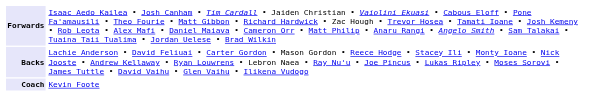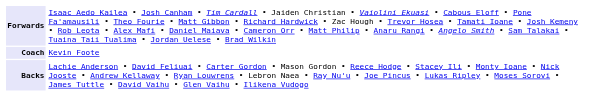rows swapped: (33, 62) <-> (33, 85)
